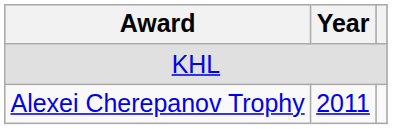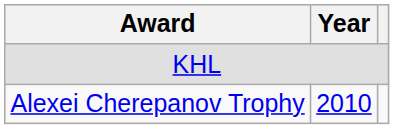(343, 103) 2011 -> (344, 103) 2010
